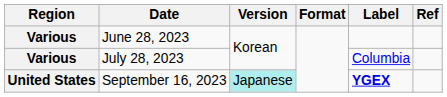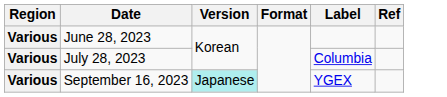(52, 80) United States -> (32, 80) Various
(371, 80) bold -> (333, 80) normal
